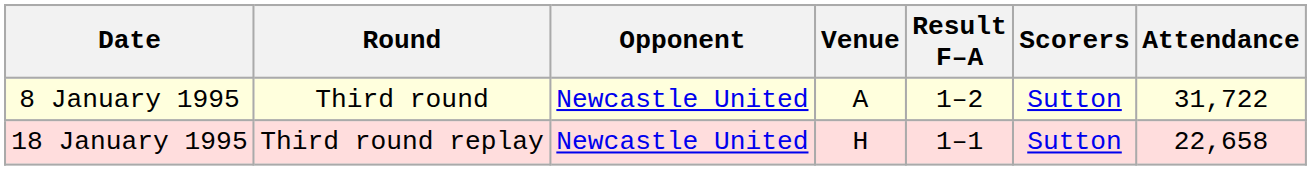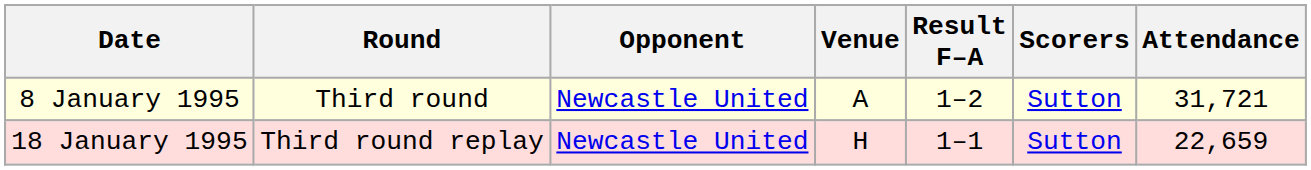(1221, 100) 31,722 -> (1221, 100) 31,721
(1221, 142) 22,658 -> (1221, 142) 22,659
